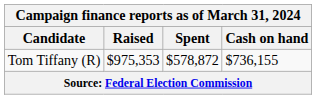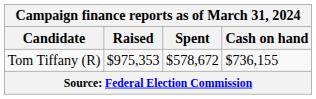(192, 60) $578,872 -> (192, 60) $578,672
